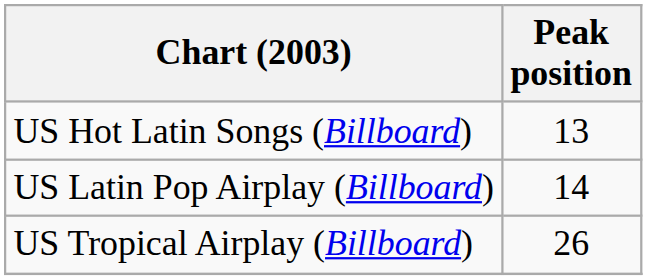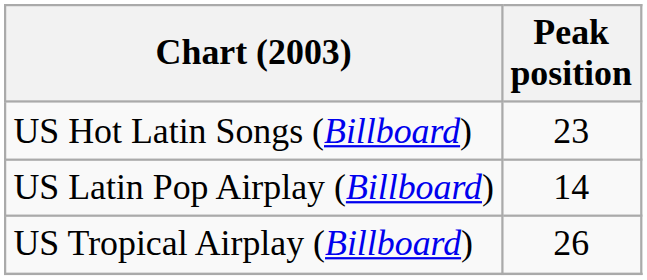(571, 130) 13 -> (571, 130) 23
